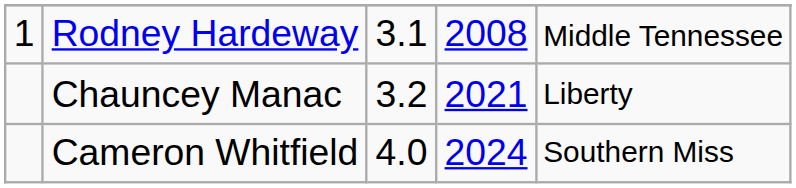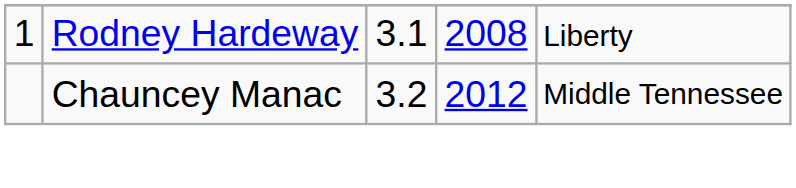(663, 35) Middle Tennessee -> (588, 35) Liberty
(486, 93) 2021 -> (486, 93) 2012
(588, 94) Liberty -> (663, 94) Middle Tennessee
- row: (205, 152)
